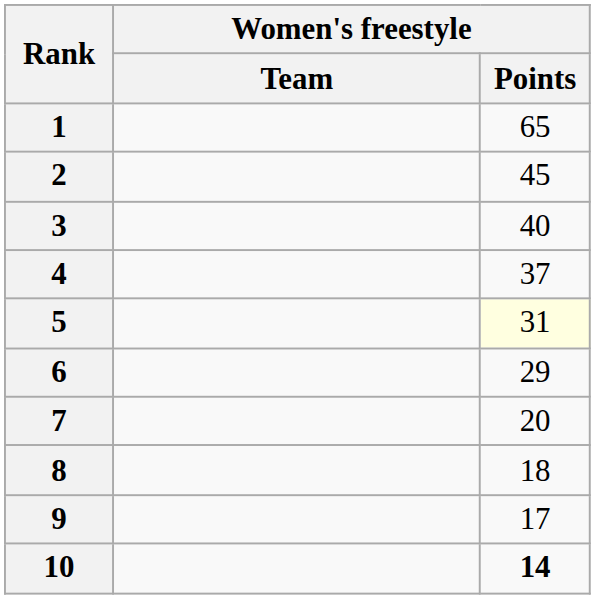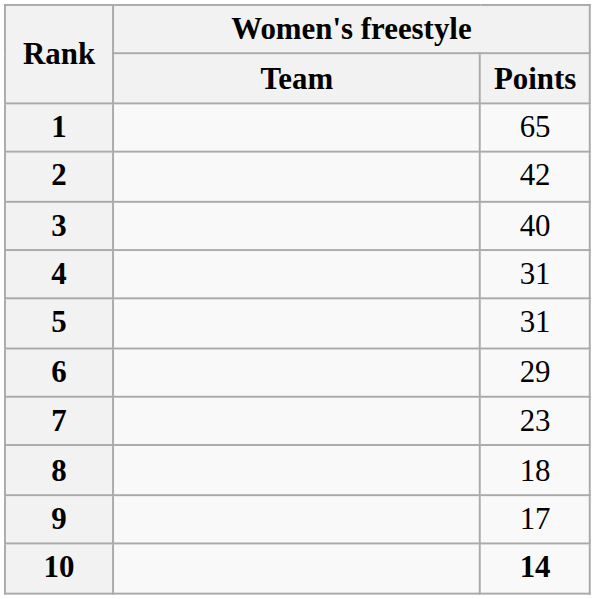(535, 175) 45 -> (535, 175) 42
(535, 273) 37 -> (535, 273) 31
(535, 322) lightyellow background -> (535, 322) no background
(535, 420) 20 -> (535, 420) 23
